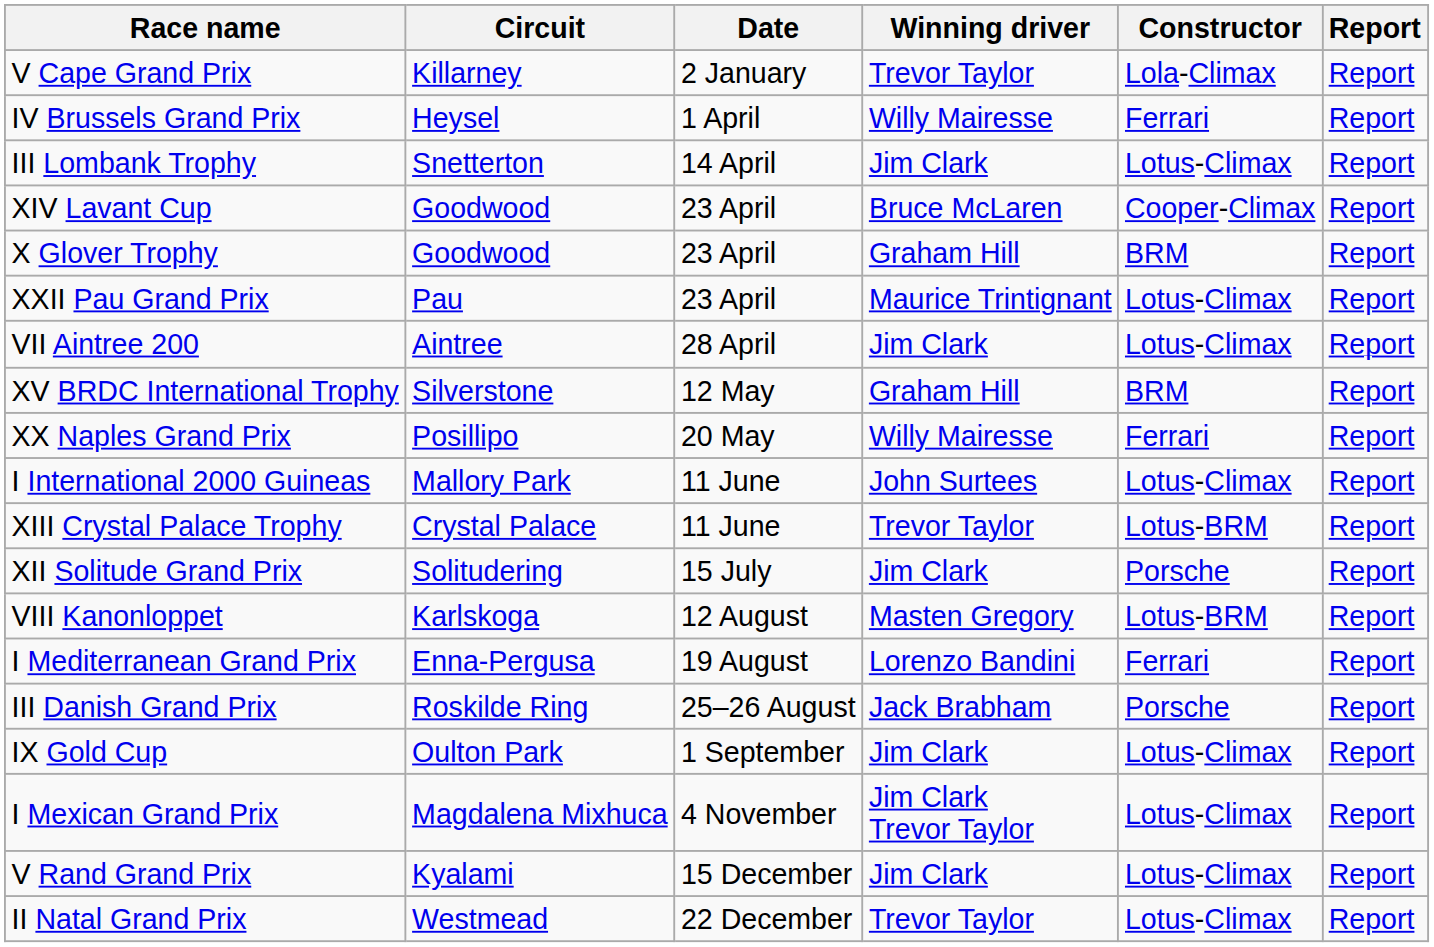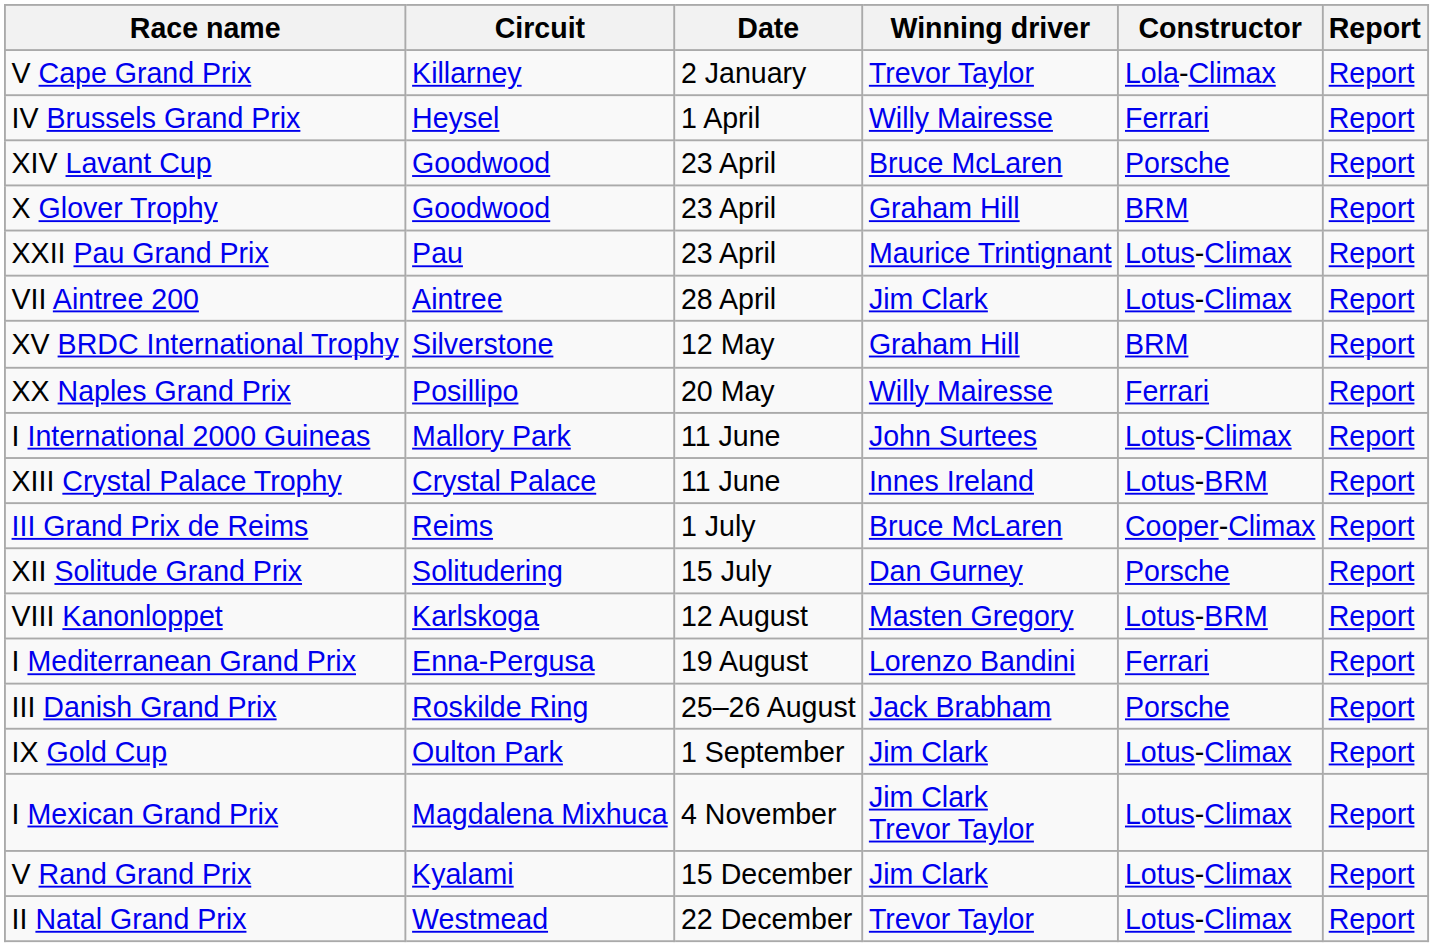- row: (134, 163)
(1220, 209) Cooper-Climax -> (1177, 163) Porsche
(951, 525) Trevor Taylor -> (951, 480) Innes Ireland
+ row: (160, 525)
(928, 571) Jim Clark -> (946, 571) Dan Gurney
